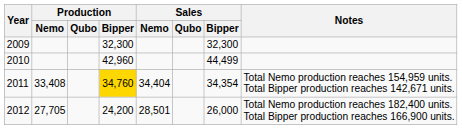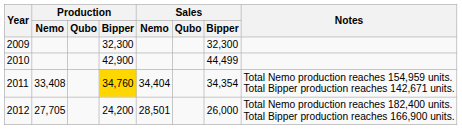(118, 61) 42,960 -> (118, 61) 42,900
